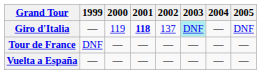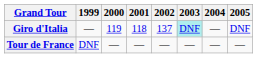(143, 28) bold -> (139, 28) normal
- row: (42, 61)
